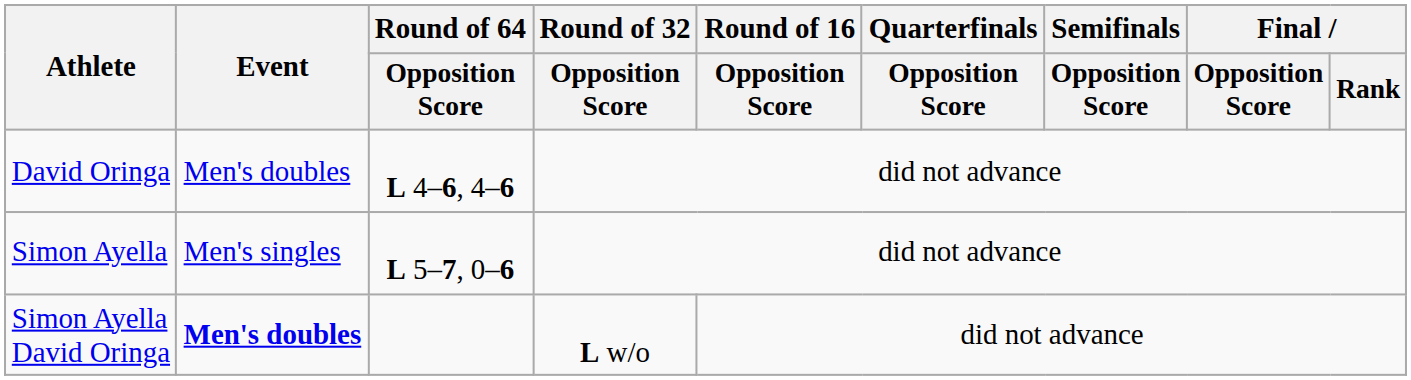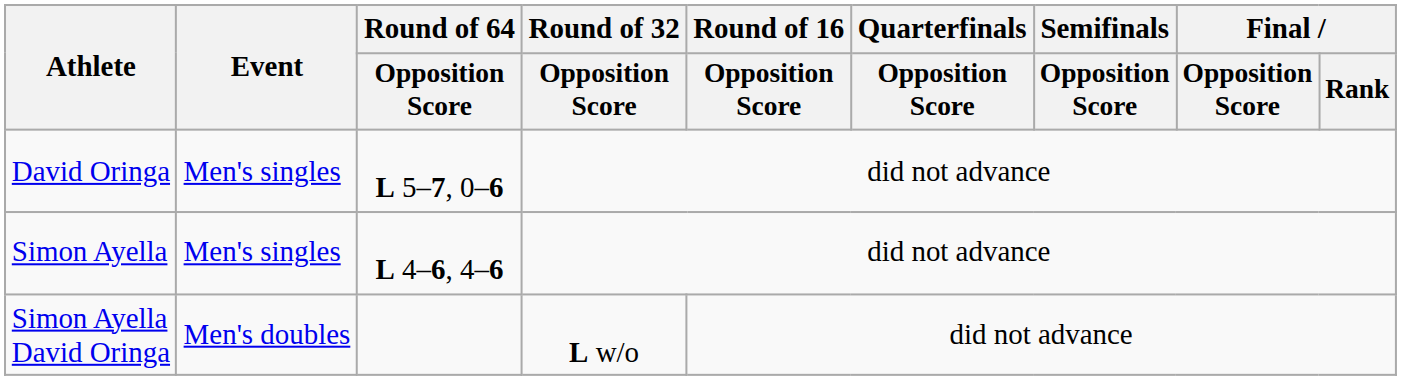(267, 170) Men's doubles -> (262, 170) Men's singles
(450, 187) L 4–6, 4–6 -> (439, 187) L 5–7, 0–6
(450, 269) L 5–7, 0–6 -> (439, 269) L 4–6, 4–6
(272, 334) bold -> (267, 334) normal
